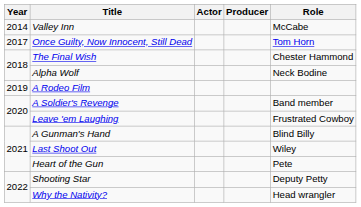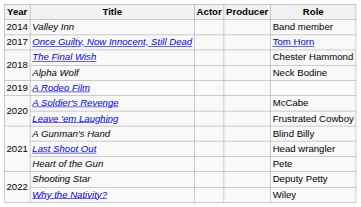(291, 27) McCabe -> (303, 27) Band member
(303, 103) Band member -> (291, 103) McCabe
(284, 149) Wiley -> (304, 149) Head wrangler
(304, 194) Head wrangler -> (284, 194) Wiley
